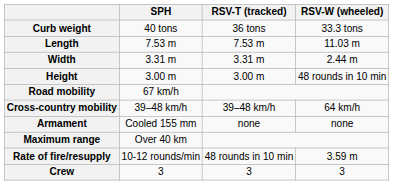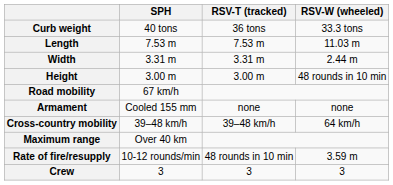rows swapped: (62, 108) <-> (62, 124)
